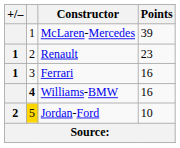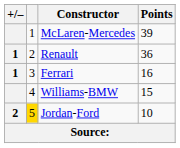(147, 53) 23 -> (147, 53) 36
(32, 92) bold -> (32, 92) normal
(147, 92) 16 -> (147, 92) 15
